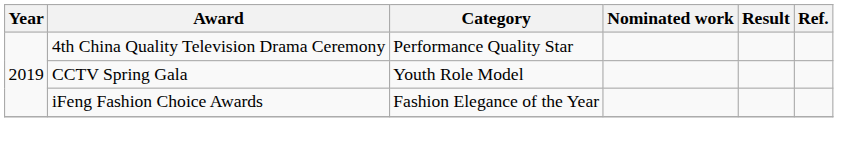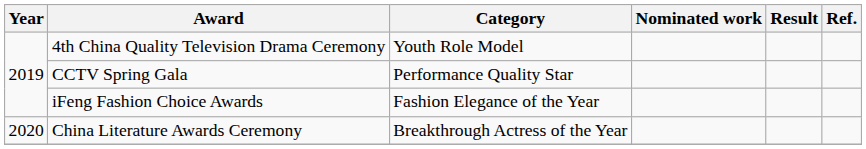(483, 46) Performance Quality Star -> (458, 46) Youth Role Model
(458, 74) Youth Role Model -> (483, 74) Performance Quality Star
+ row: (177, 130)
